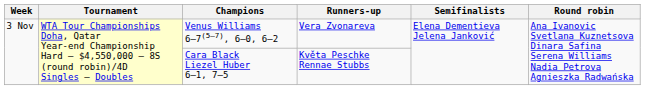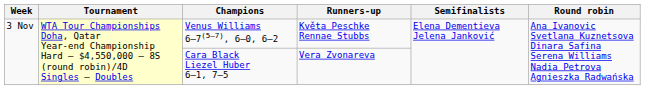(337, 27) Vera Zvonareva -> (334, 32) Květa Peschke Rennae Stubbs
(334, 61) Květa Peschke Rennae Stubbs -> (337, 56) Vera Zvonareva
